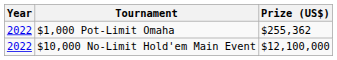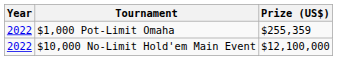(286, 30) $255,362 -> (286, 30) $255,359
